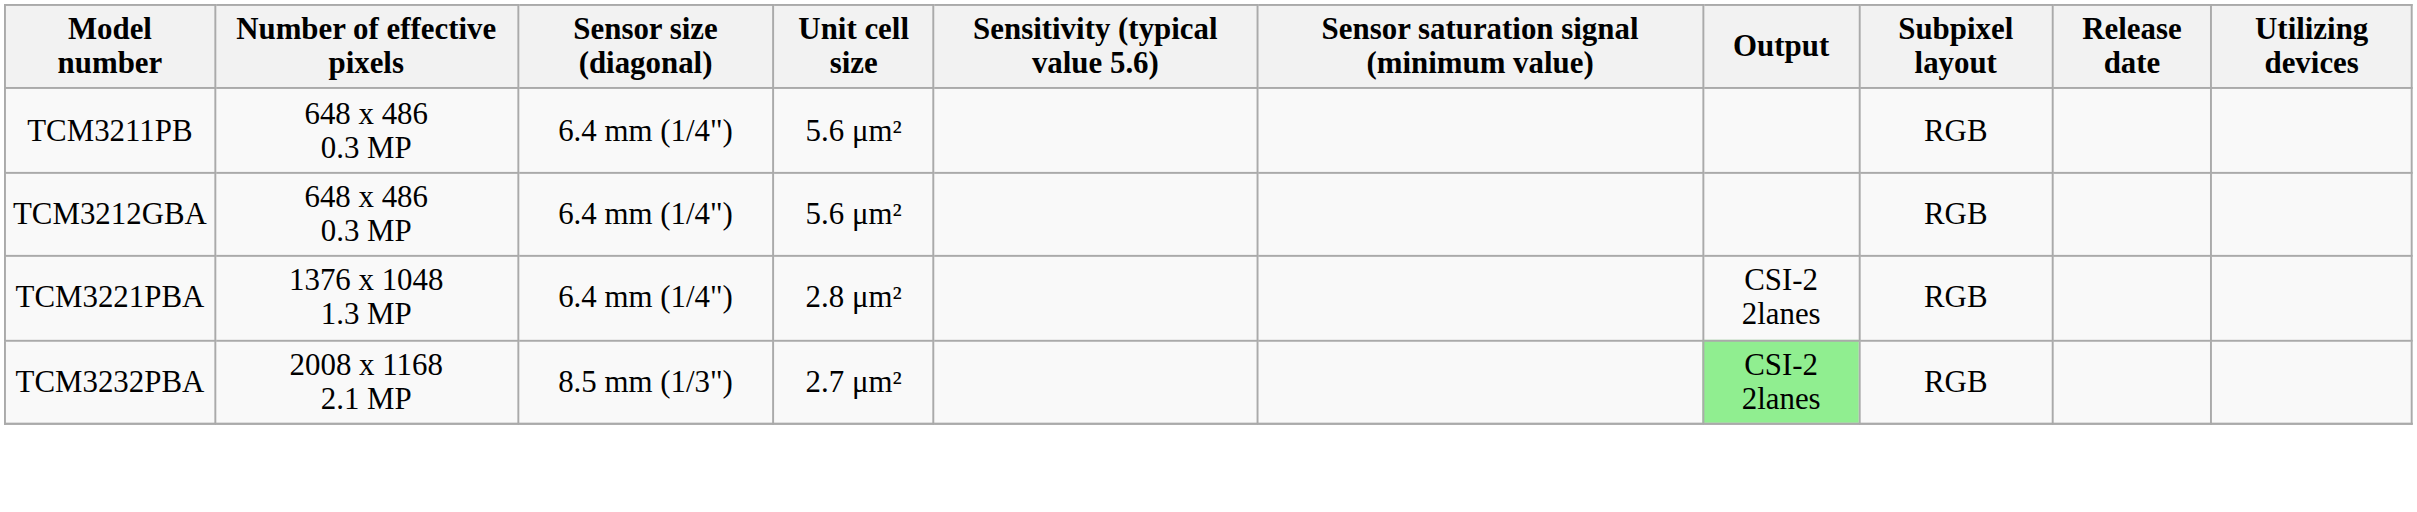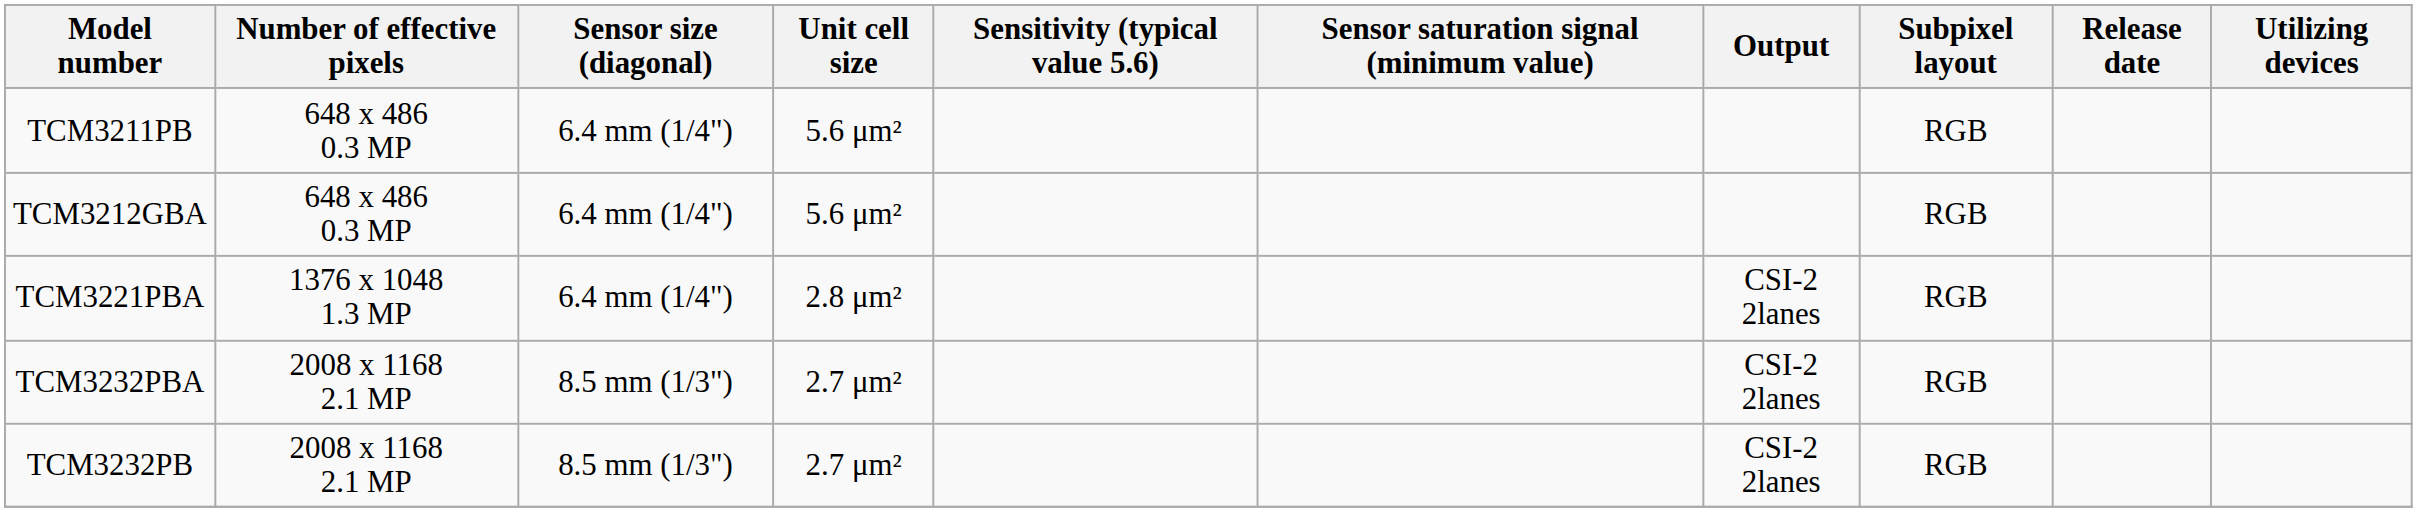(1781, 381) lightgreen background -> (1781, 381) no background
+ row: (110, 464)
